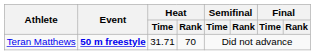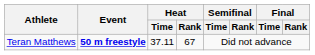(162, 43) 31.71 -> (162, 43) 37.11
(191, 43) 70 -> (190, 43) 67
